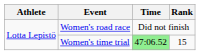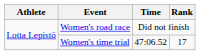(151, 42) lightgreen background -> (151, 42) no background
(182, 42) 15 -> (182, 42) 17
